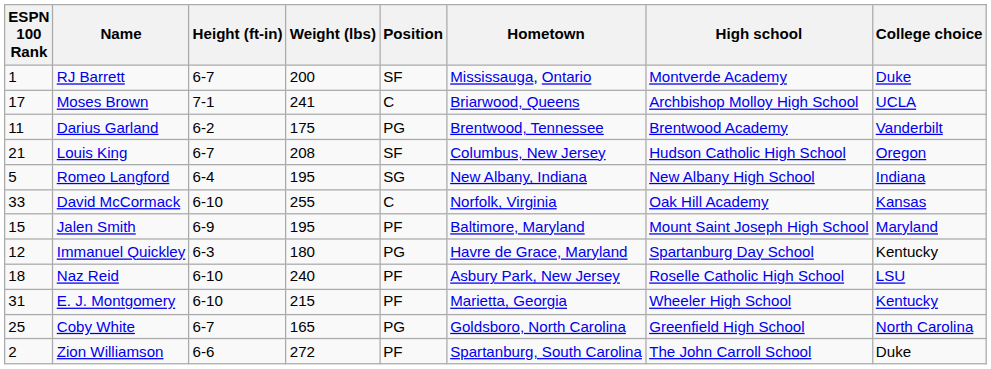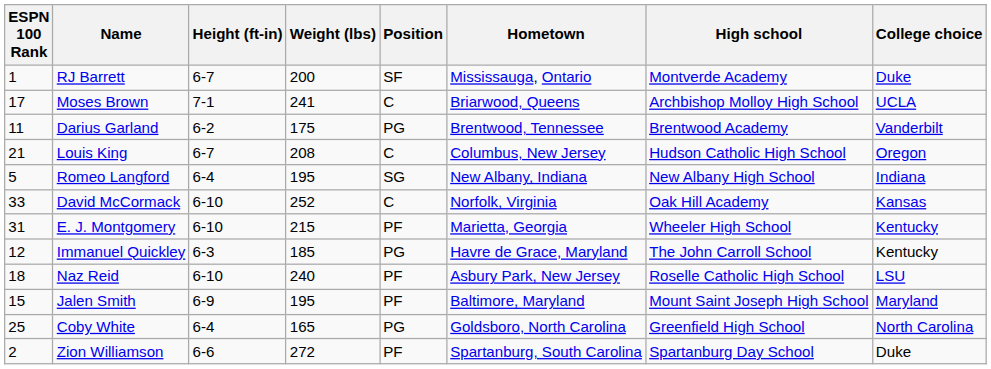(393, 152) SF -> (389, 152) C
(302, 202) 255 -> (302, 202) 252
rows swapped: (116, 302) <-> (96, 227)
(302, 252) 180 -> (302, 252) 185
(732, 252) Spartanburg Day School -> (730, 252) The John Carroll School
(204, 327) 6-7 -> (204, 327) 6-4
(730, 351) The John Carroll School -> (732, 351) Spartanburg Day School
